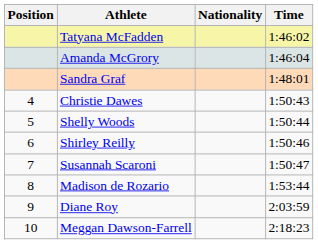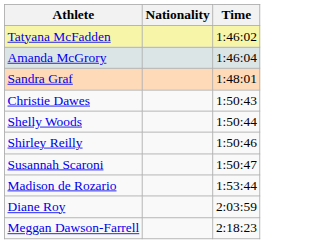- column: (31, 15)
